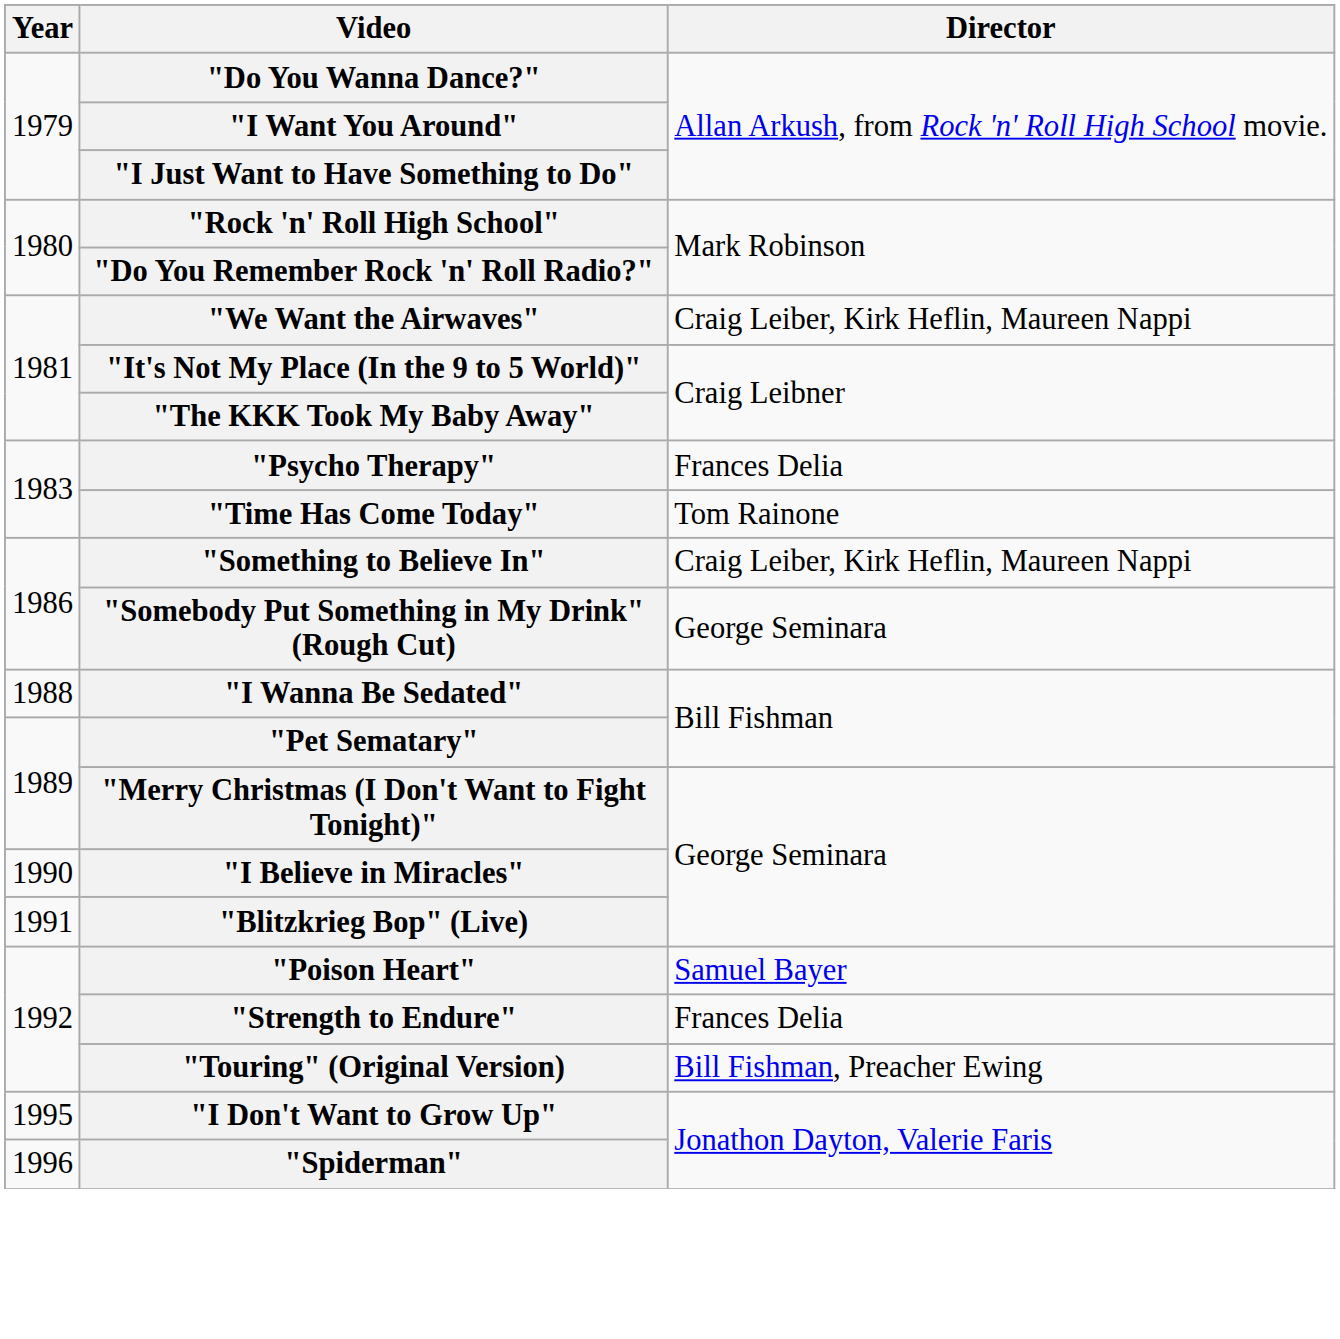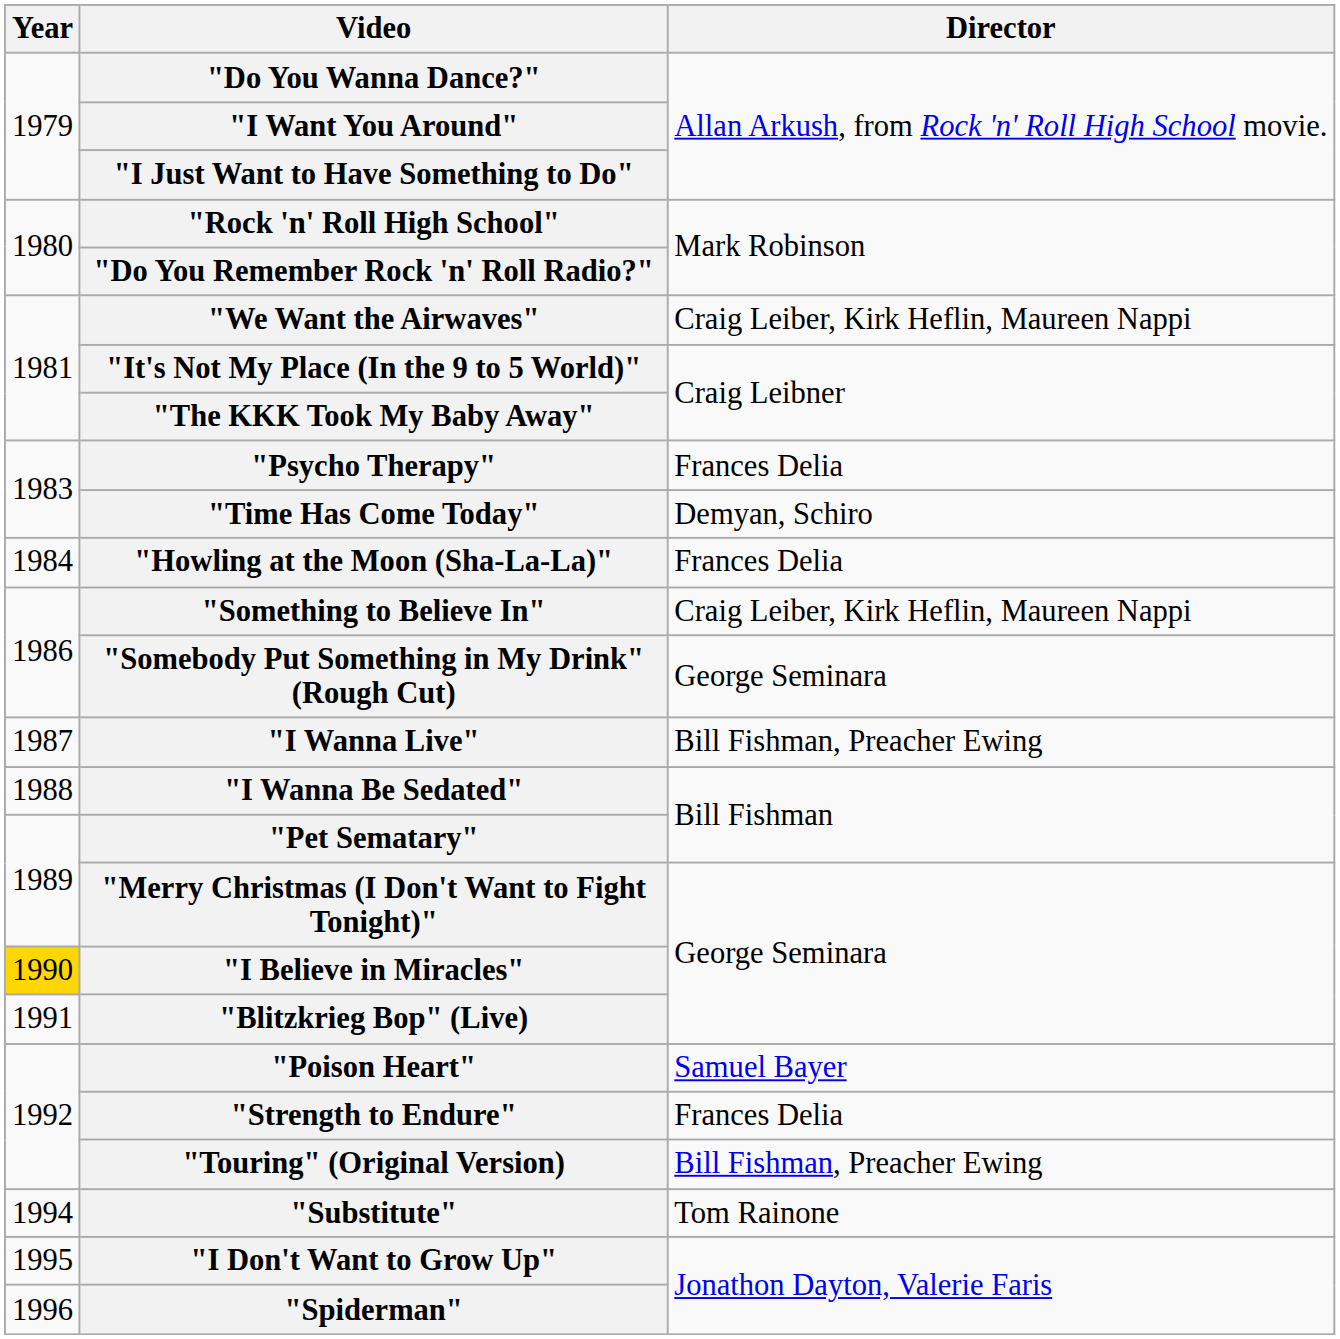(757, 513) Tom Rainone -> (774, 513) Demyan, Schiro
+ row: (374, 561)
+ row: (374, 741)
(43, 872) no background -> (43, 969) gold background
+ row: (374, 1212)
